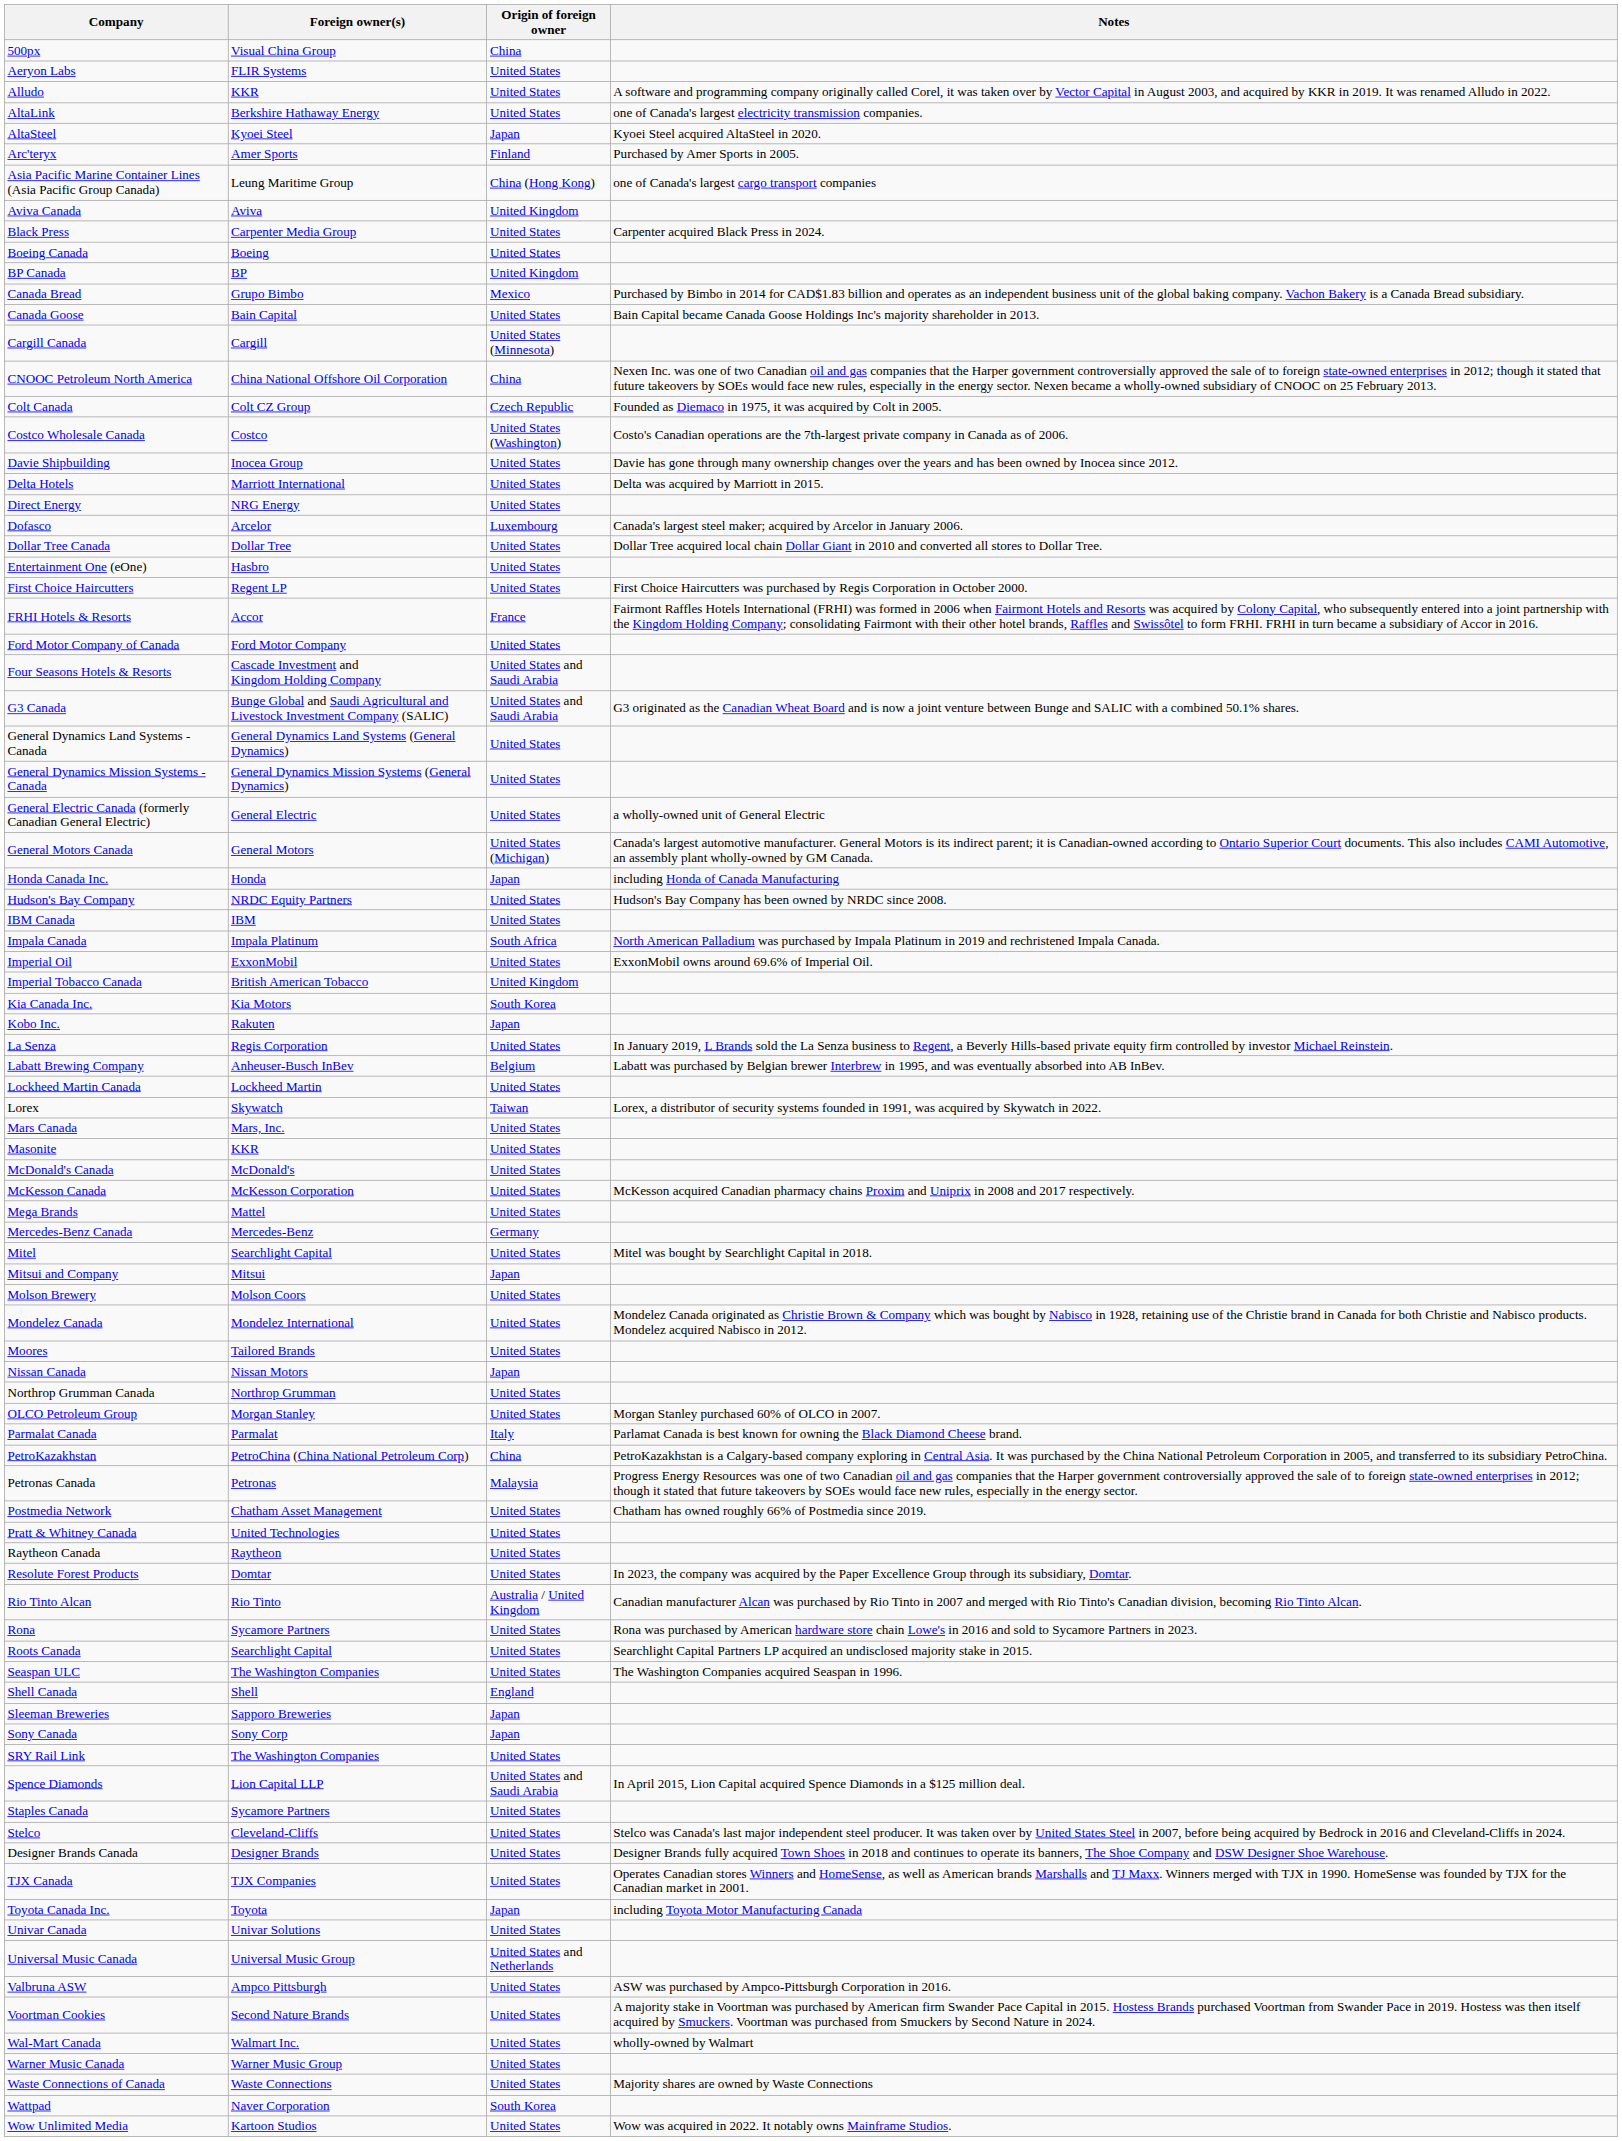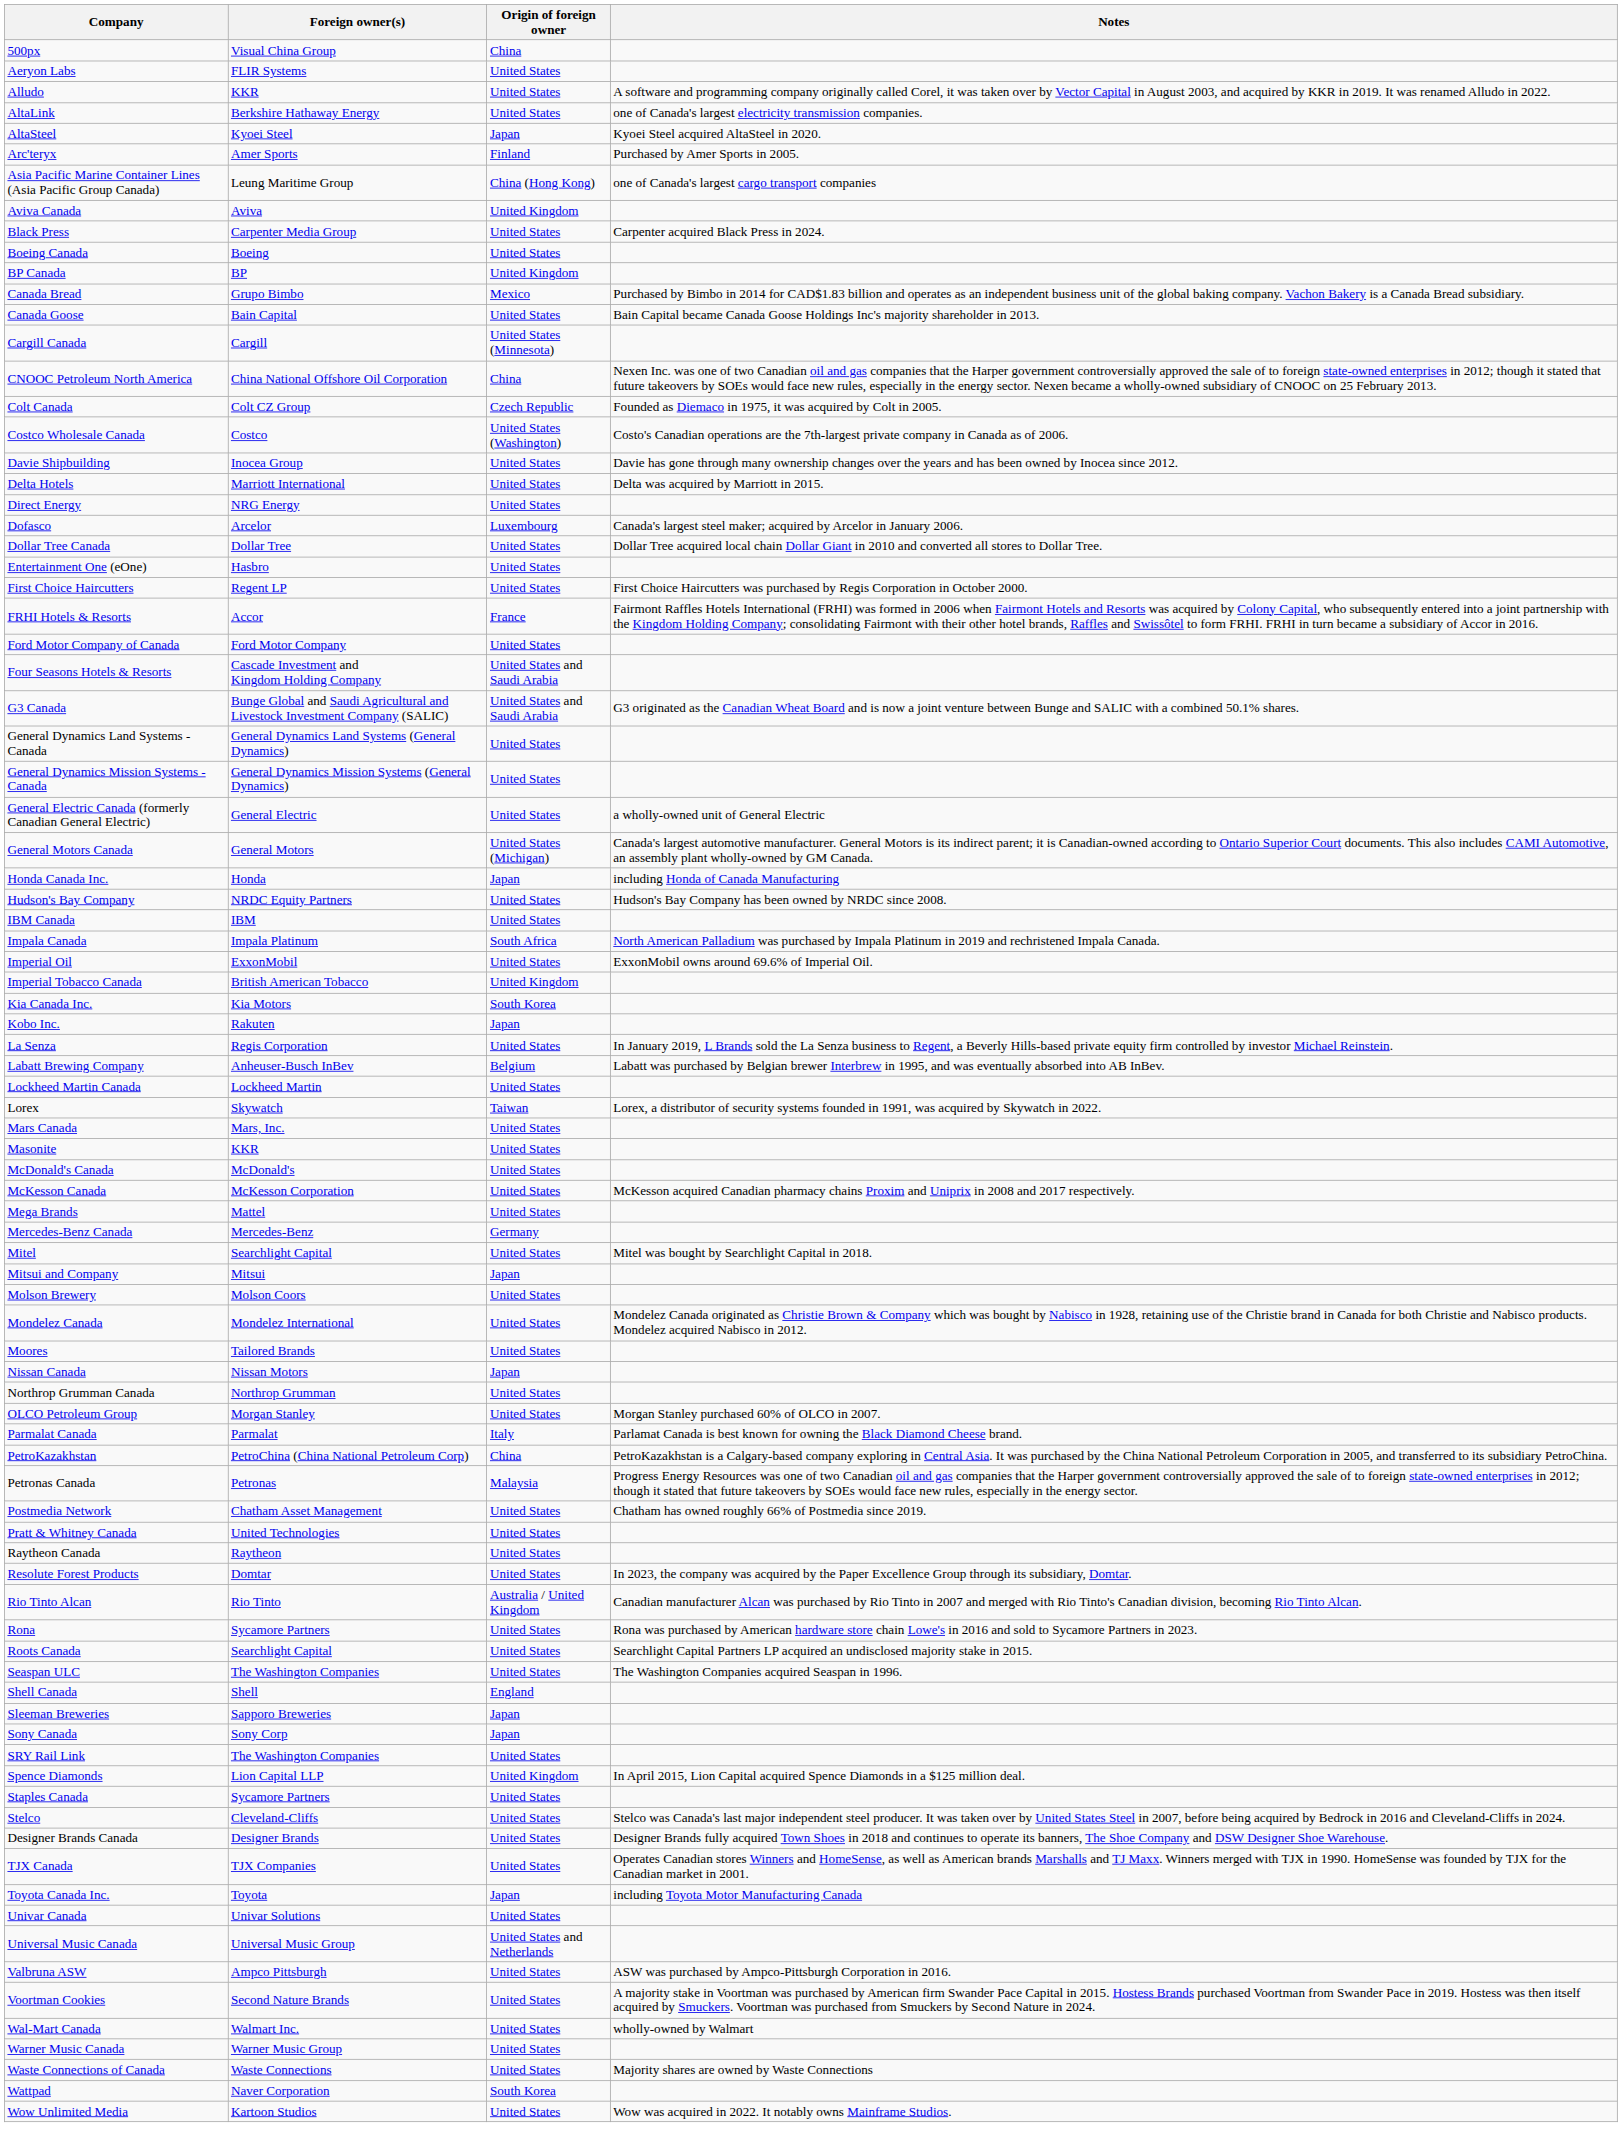(536, 1783) United States and Saudi Arabia -> (534, 1776) United Kingdom
